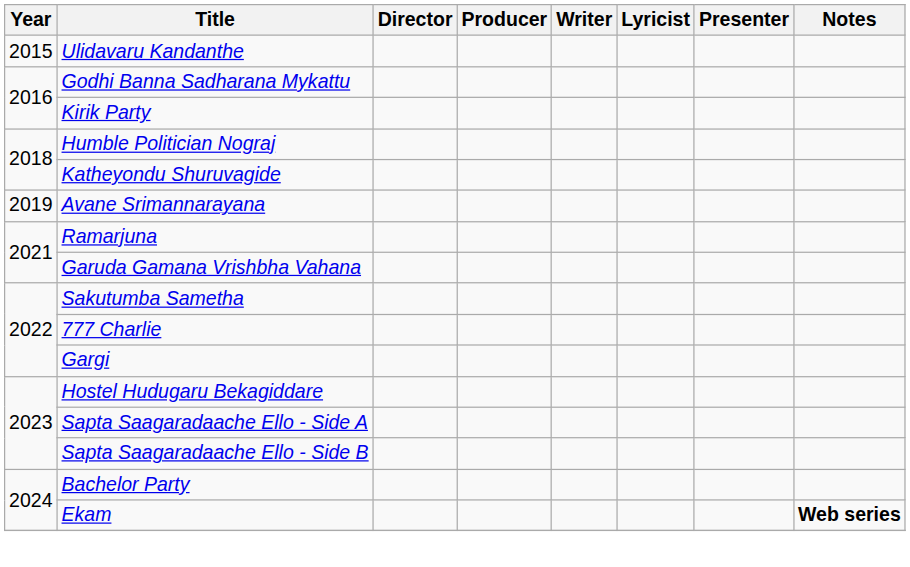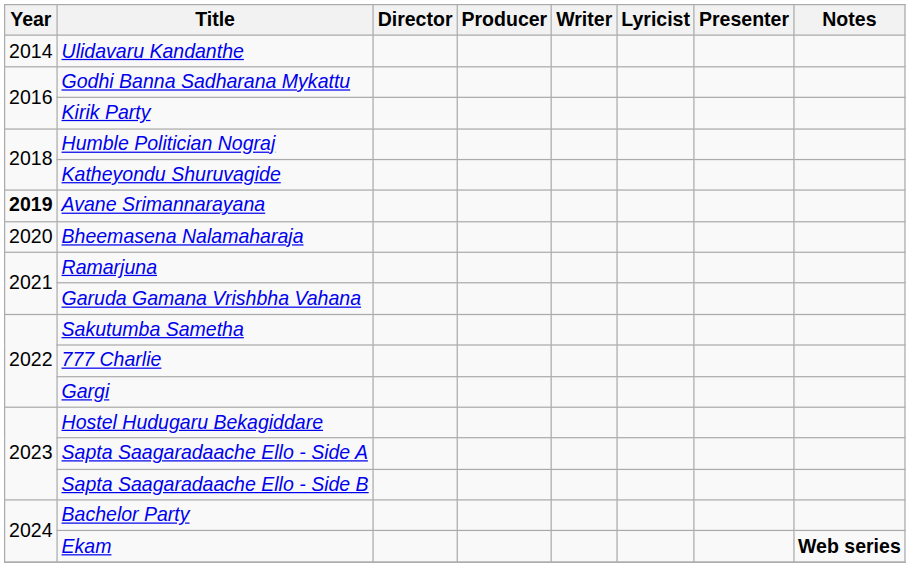(31, 50) 2015 -> (31, 50) 2014
(31, 205) normal -> (31, 205) bold
+ row: (183, 236)
